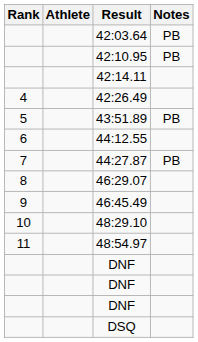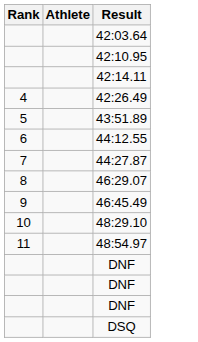- column: (171, 14)
